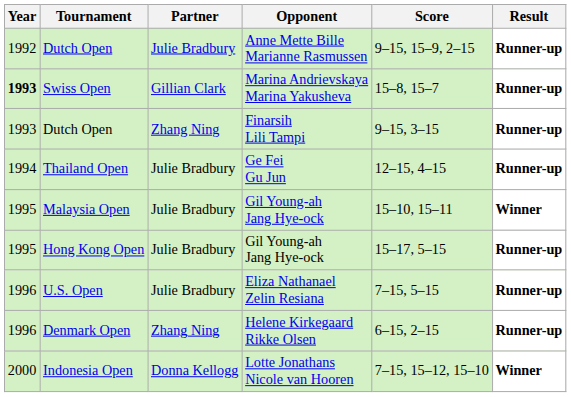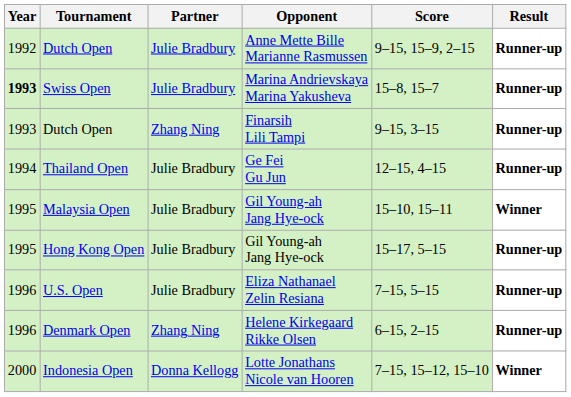(188, 88) Gillian Clark -> (193, 88) Julie Bradbury
